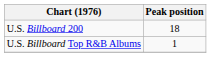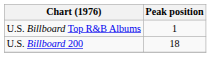rows swapped: (45, 28) <-> (74, 44)
